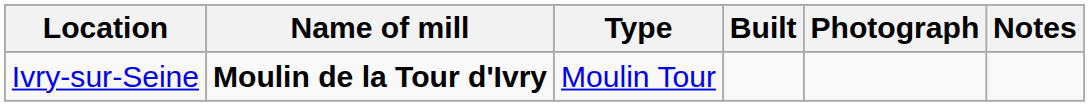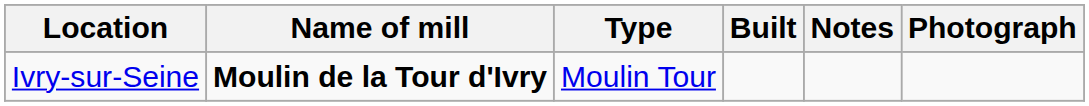columns swapped: (1035, 28) <-> (895, 28)
